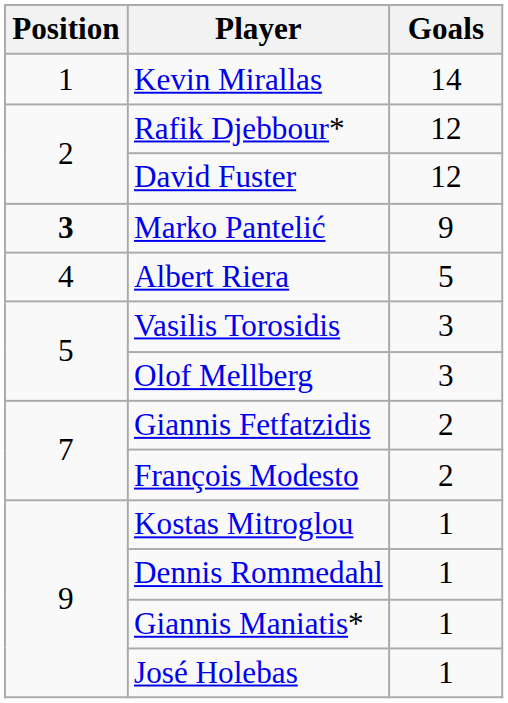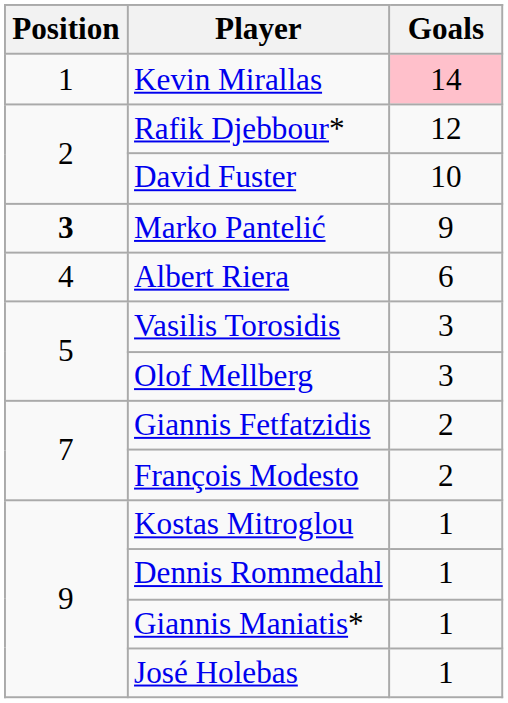(446, 78) no background -> (446, 78) pink background
(446, 177) 12 -> (446, 177) 10
(446, 276) 5 -> (446, 276) 6
